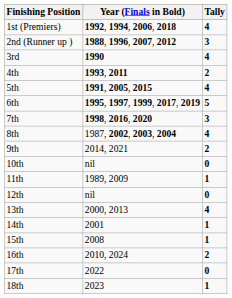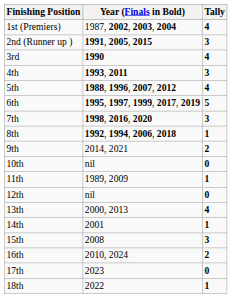(130, 27) 1992, 1994, 2006, 2018 -> (130, 27) 1987, 2002, 2003, 2004
(130, 42) 1988, 1996, 2007, 2012 -> (118, 42) 1991, 2005, 2015
(207, 73) 2 -> (207, 73) 3
(118, 88) 1991, 2005, 2015 -> (130, 88) 1988, 1996, 2007, 2012
(130, 133) 1987, 2002, 2003, 2004 -> (130, 133) 1992, 1994, 2006, 2018
(207, 133) 4 -> (207, 133) 1
(207, 240) 1 -> (207, 240) 3
(94, 270) 2022 -> (94, 270) 2023
(94, 286) 2023 -> (94, 286) 2022
